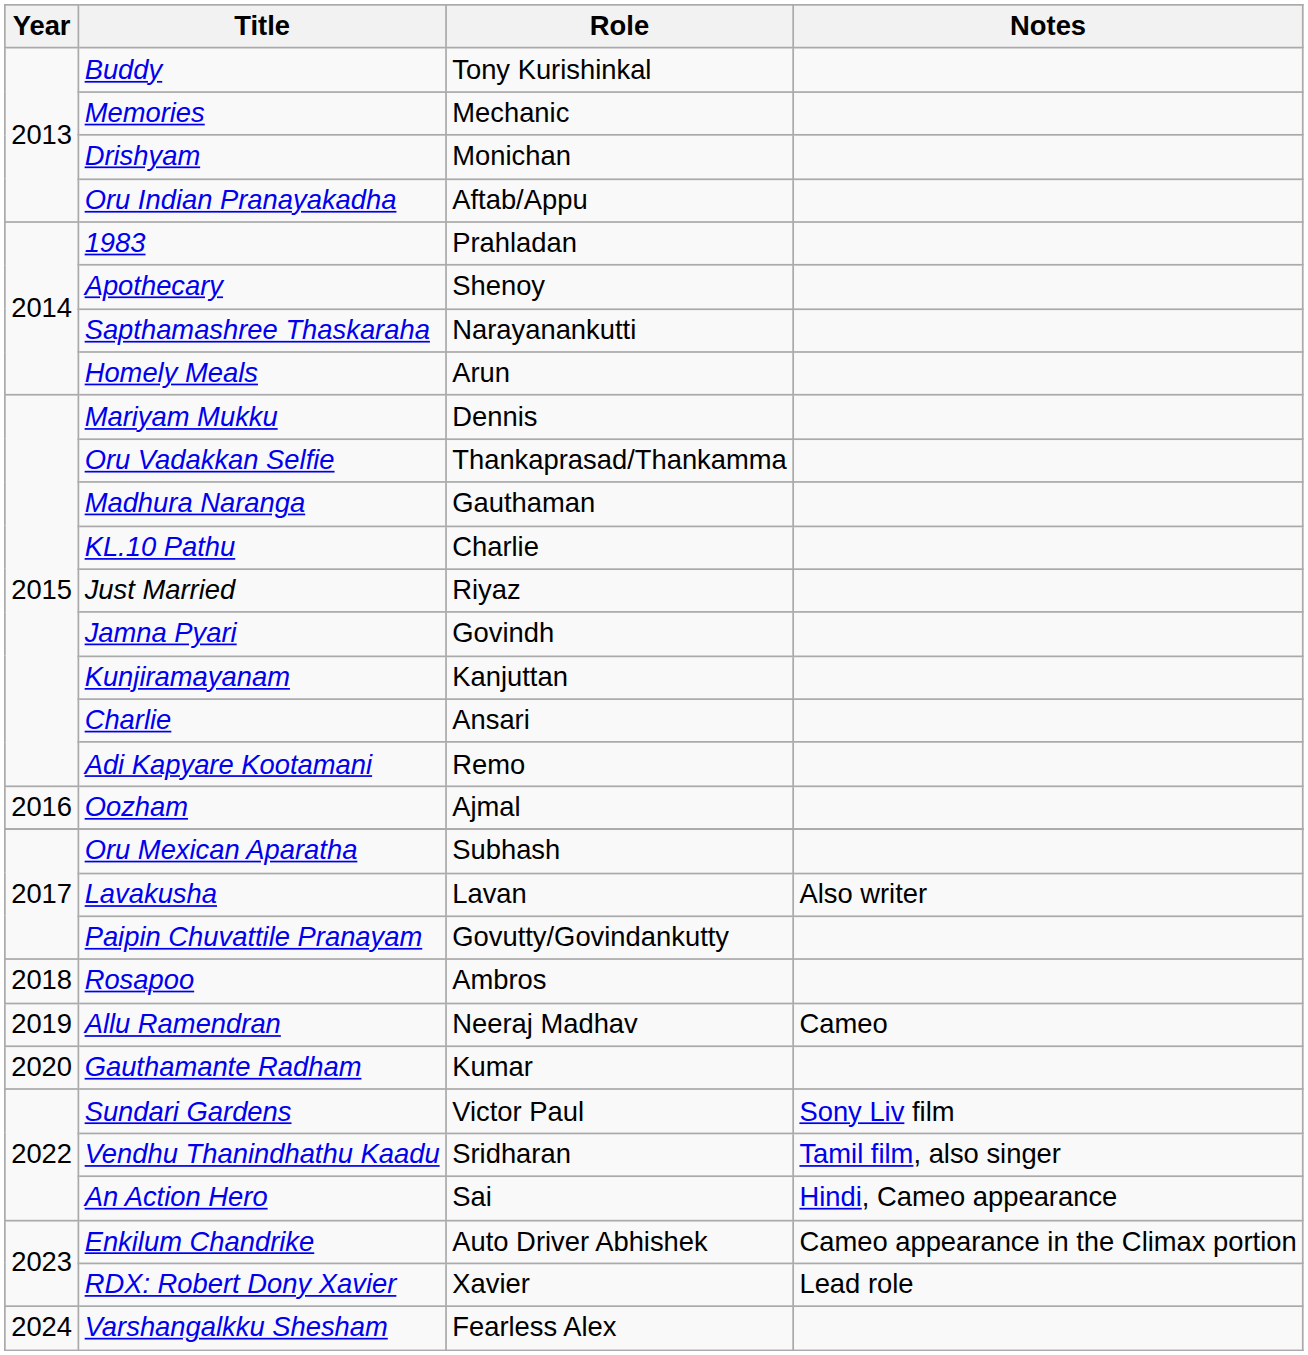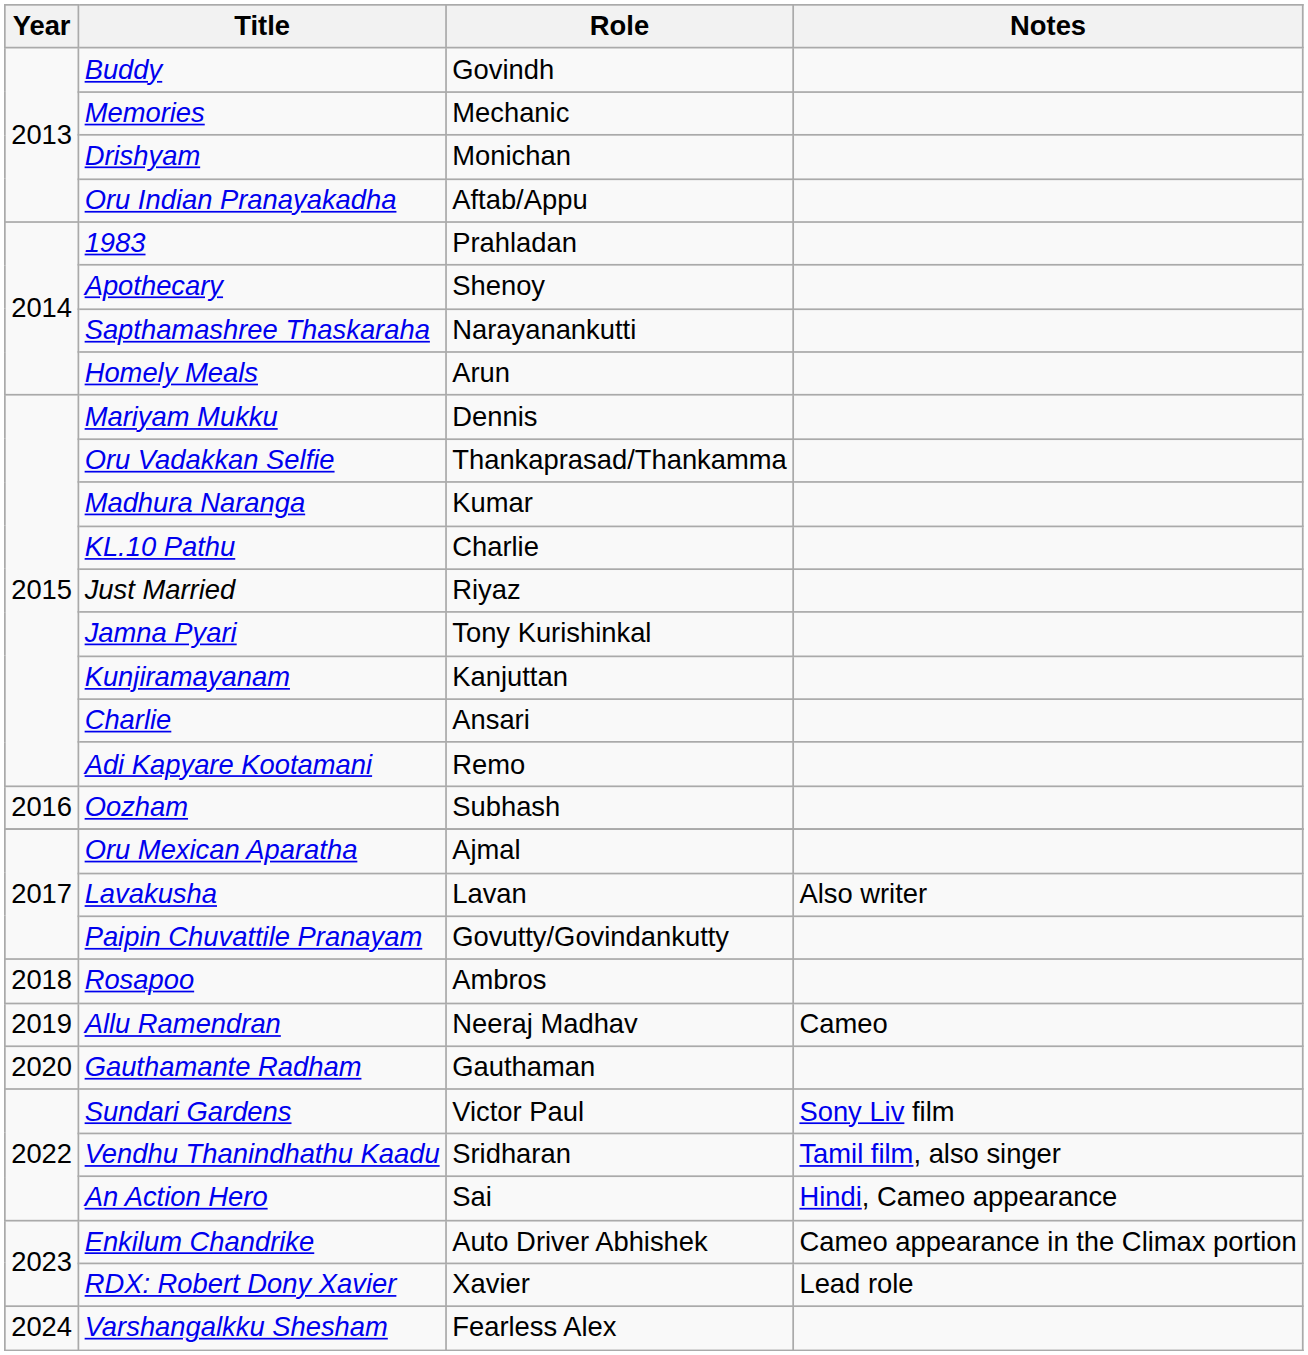(552, 69) Tony Kurishinkal -> (503, 69) Govindh
(524, 503) Gauthaman -> (493, 503) Kumar
(503, 633) Govindh -> (552, 633) Tony Kurishinkal
(486, 807) Ajmal -> (506, 807) Subhash
(506, 850) Subhash -> (486, 850) Ajmal
(493, 1067) Kumar -> (524, 1067) Gauthaman
